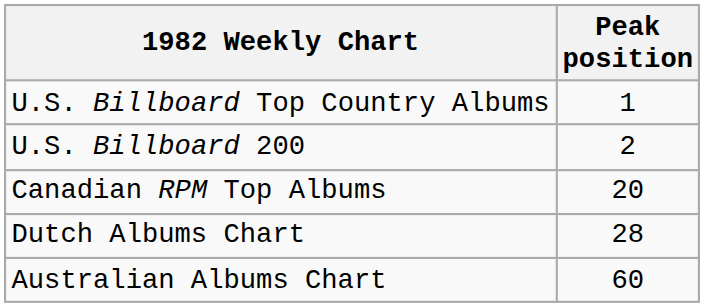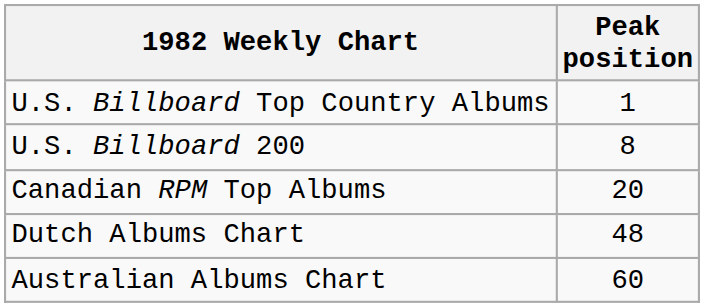(628, 147) 2 -> (628, 147) 8
(628, 236) 28 -> (628, 236) 48
